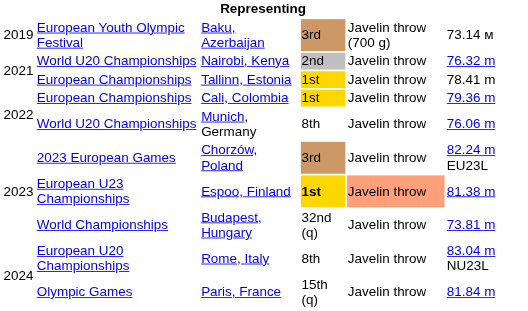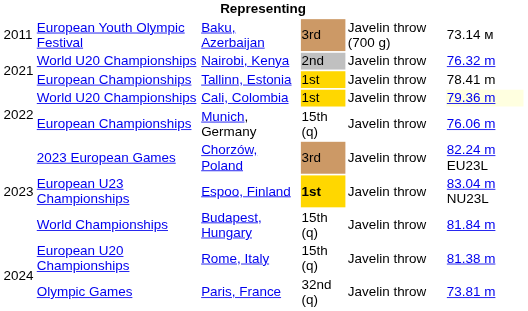(18, 35) 2019 -> (18, 35) 2011
(117, 61) lightyellow background -> (117, 61) no background
(114, 98) European Championships -> (117, 98) World U20 Championships
(471, 98) no background -> (471, 98) lightyellow background
(117, 124) World U20 Championships -> (114, 124) European Championships
(311, 124) 8th -> (315, 124) 15th (q)
(387, 191) lightsalmon background -> (387, 191) no background
(471, 191) 81.38 m -> (471, 191) 83.04 m NU23L
(316, 225) 32nd (q) -> (315, 225) 15th (q)
(471, 225) 73.81 m -> (471, 225) 81.84 m
(311, 258) 8th -> (315, 258) 15th (q)
(471, 258) 83.04 m NU23L -> (471, 258) 81.38 m
(315, 292) 15th (q) -> (316, 292) 32nd (q)
(471, 292) 81.84 m -> (471, 292) 73.81 m
